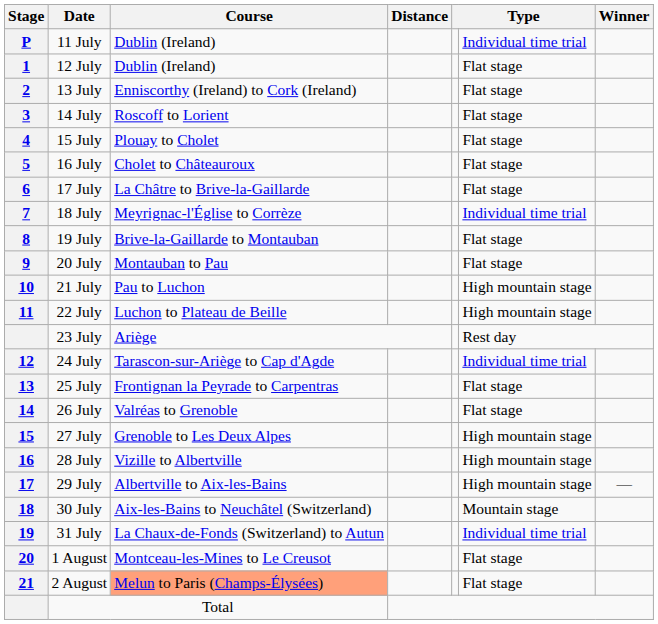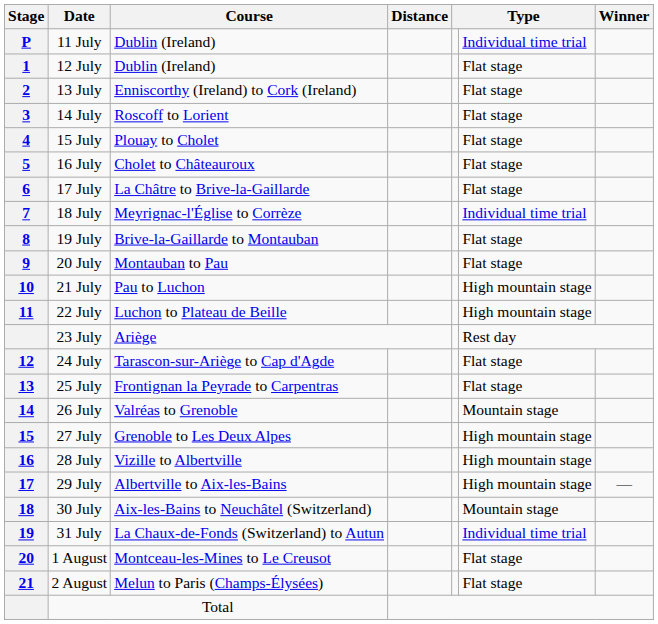(524, 361) Individual time trial -> (492, 361) Flat stage
(492, 410) Flat stage -> (510, 410) Mountain stage
(219, 582) lightsalmon background -> (219, 582) no background
